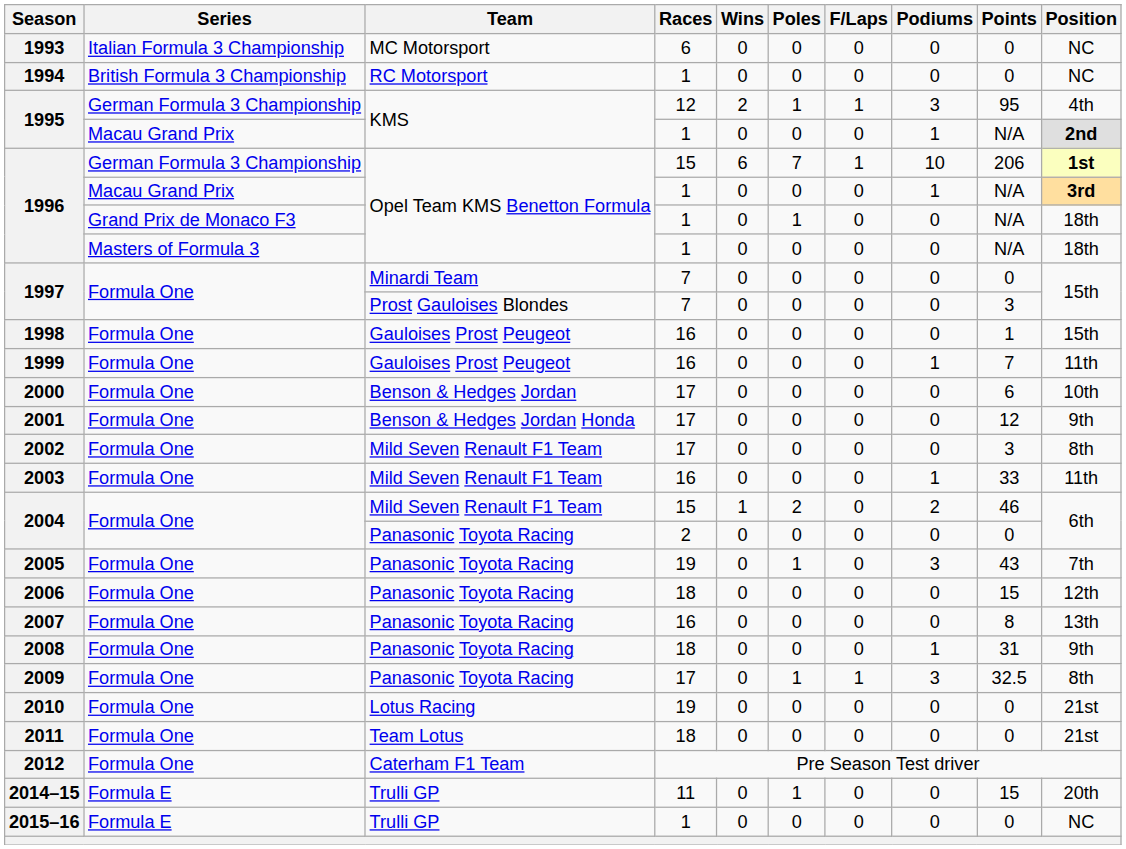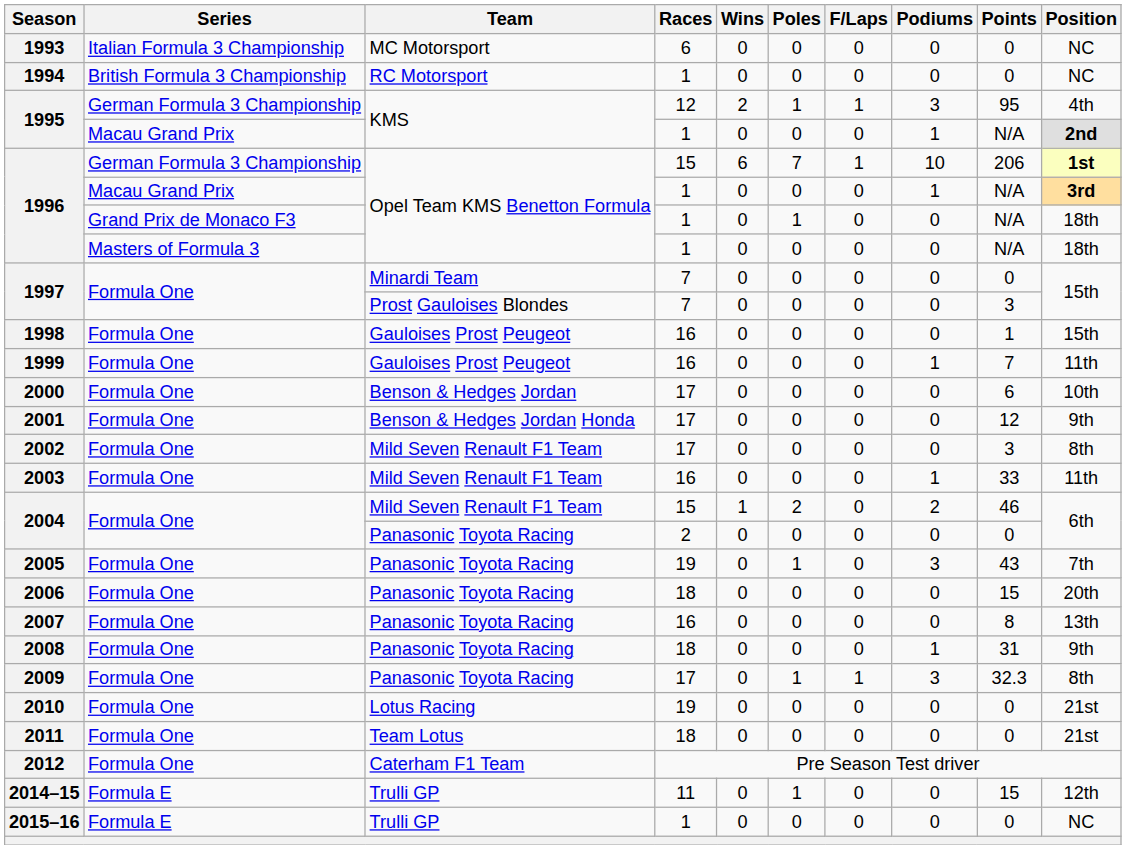(1081, 593) 12th -> (1081, 593) 20th
(1009, 679) 32.5 -> (1009, 679) 32.3
(1081, 793) 20th -> (1081, 793) 12th
